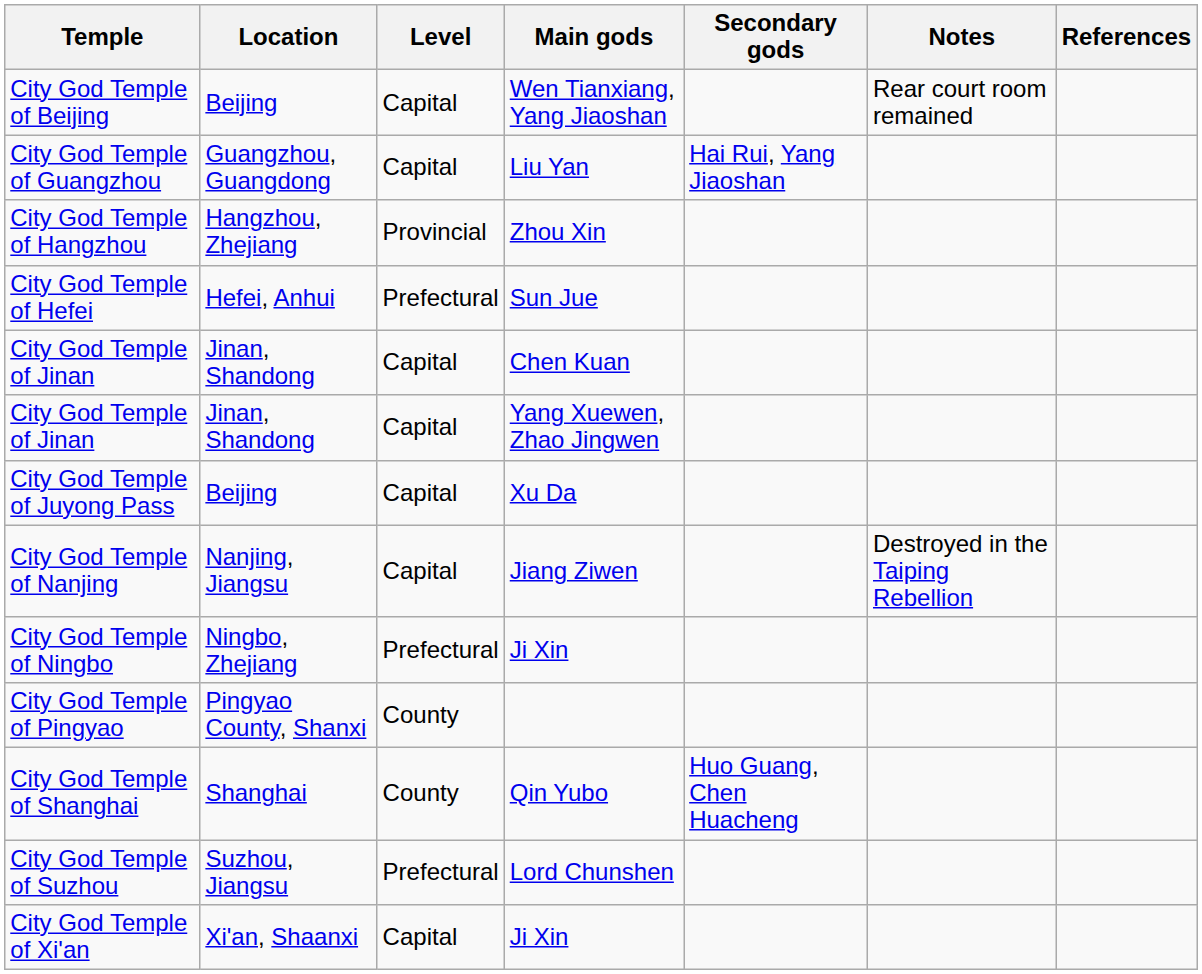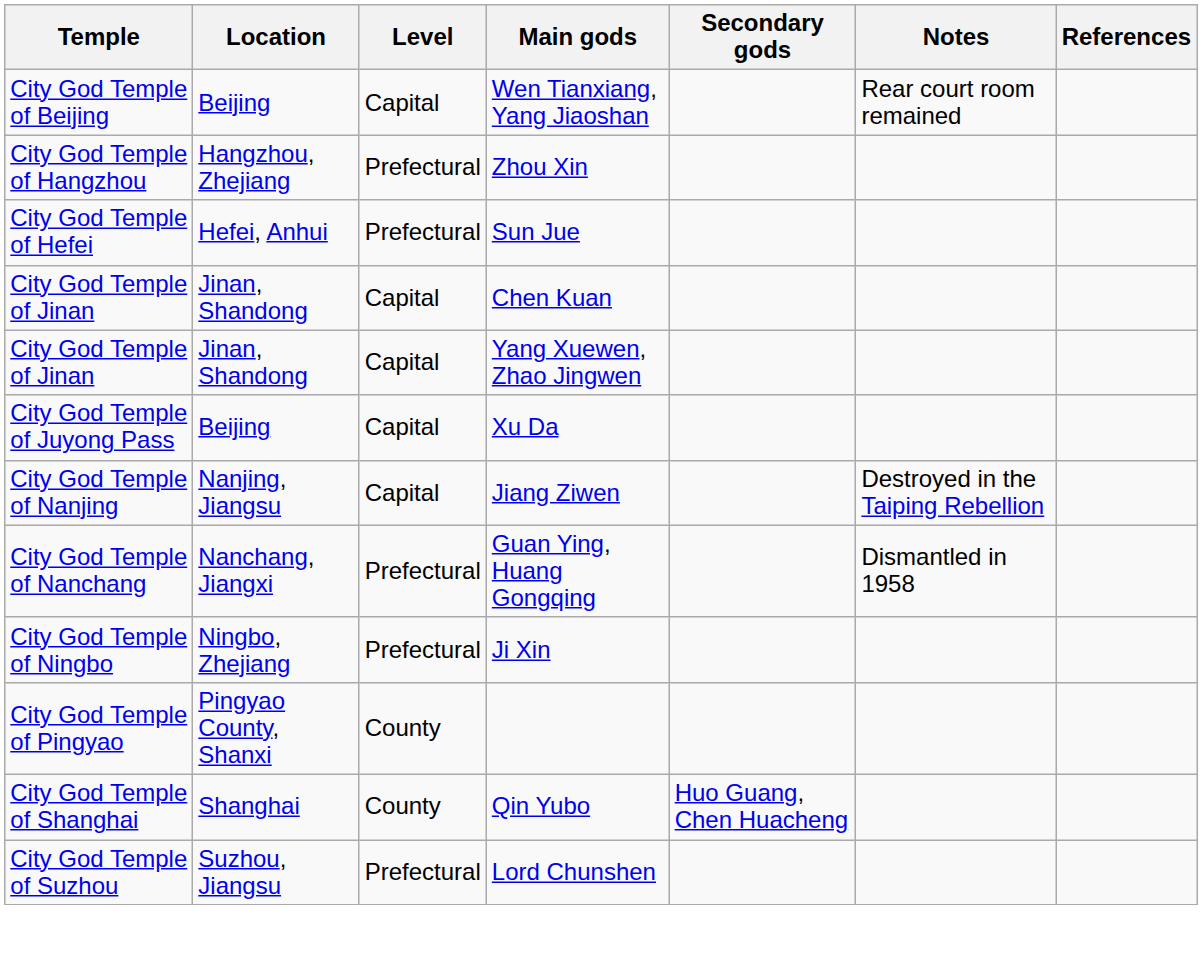- row: (99, 167)
(435, 232) Provincial -> (423, 167) Prefectural
+ row: (99, 571)
- row: (99, 936)
